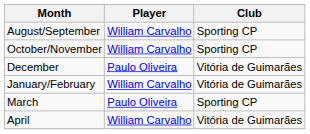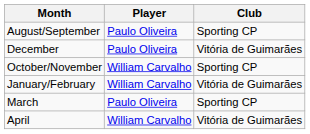(149, 31) William Carvalho -> (142, 31) Paulo Oliveira
rows swapped: (54, 49) <-> (33, 67)
